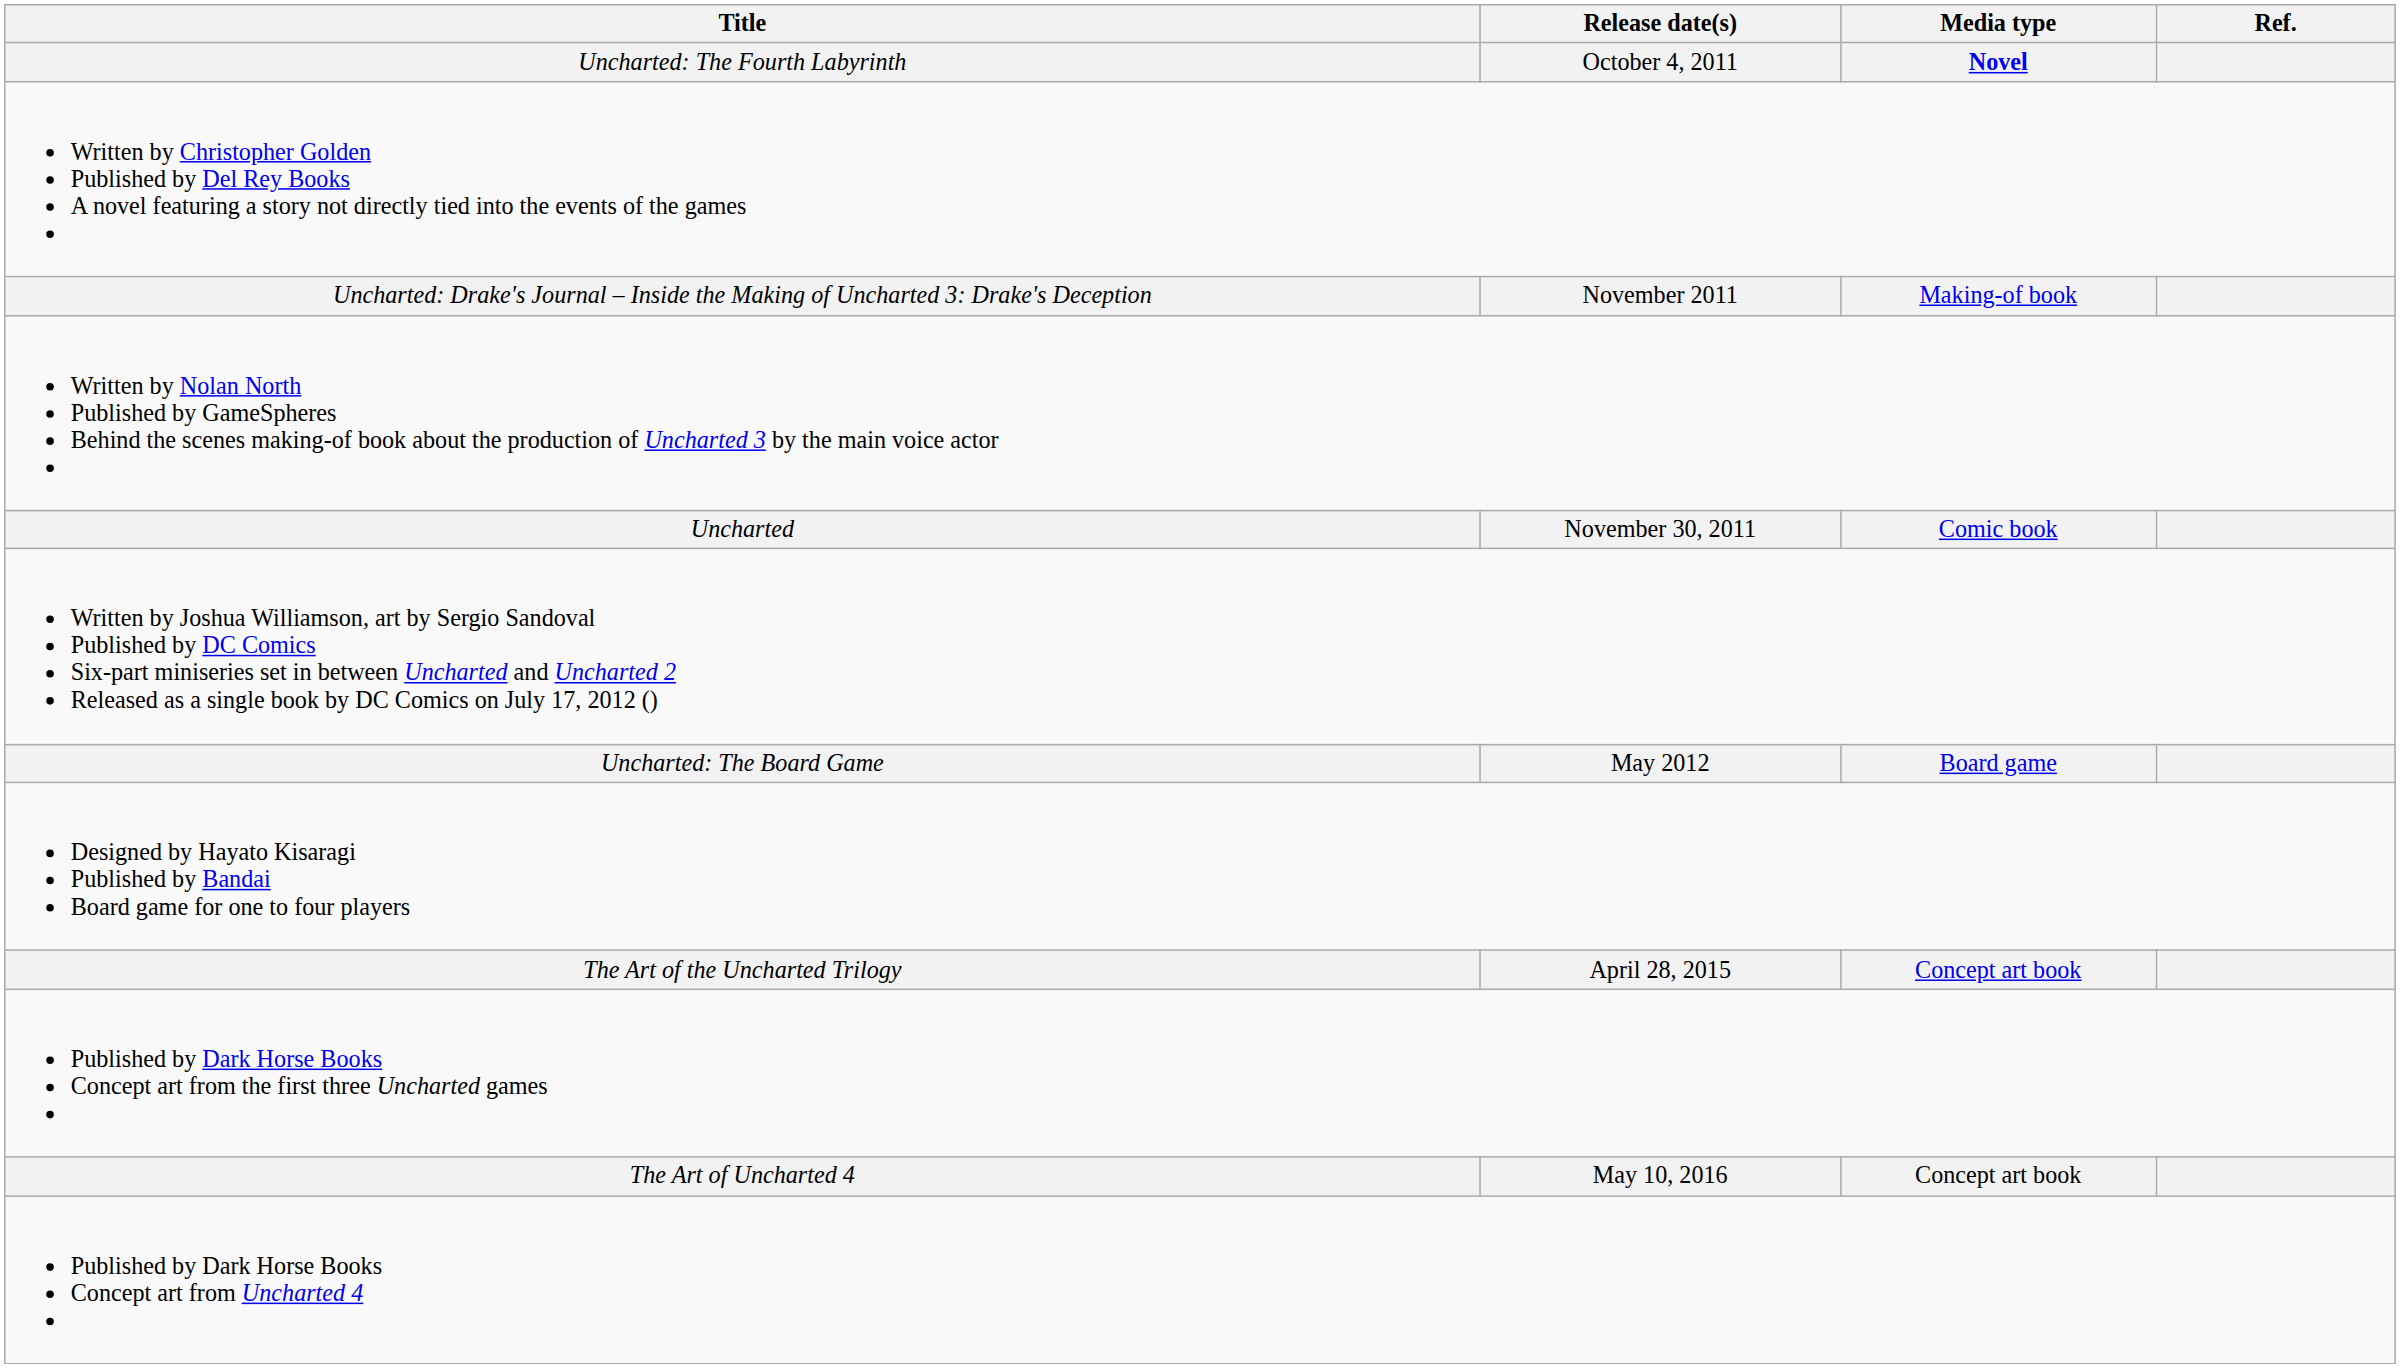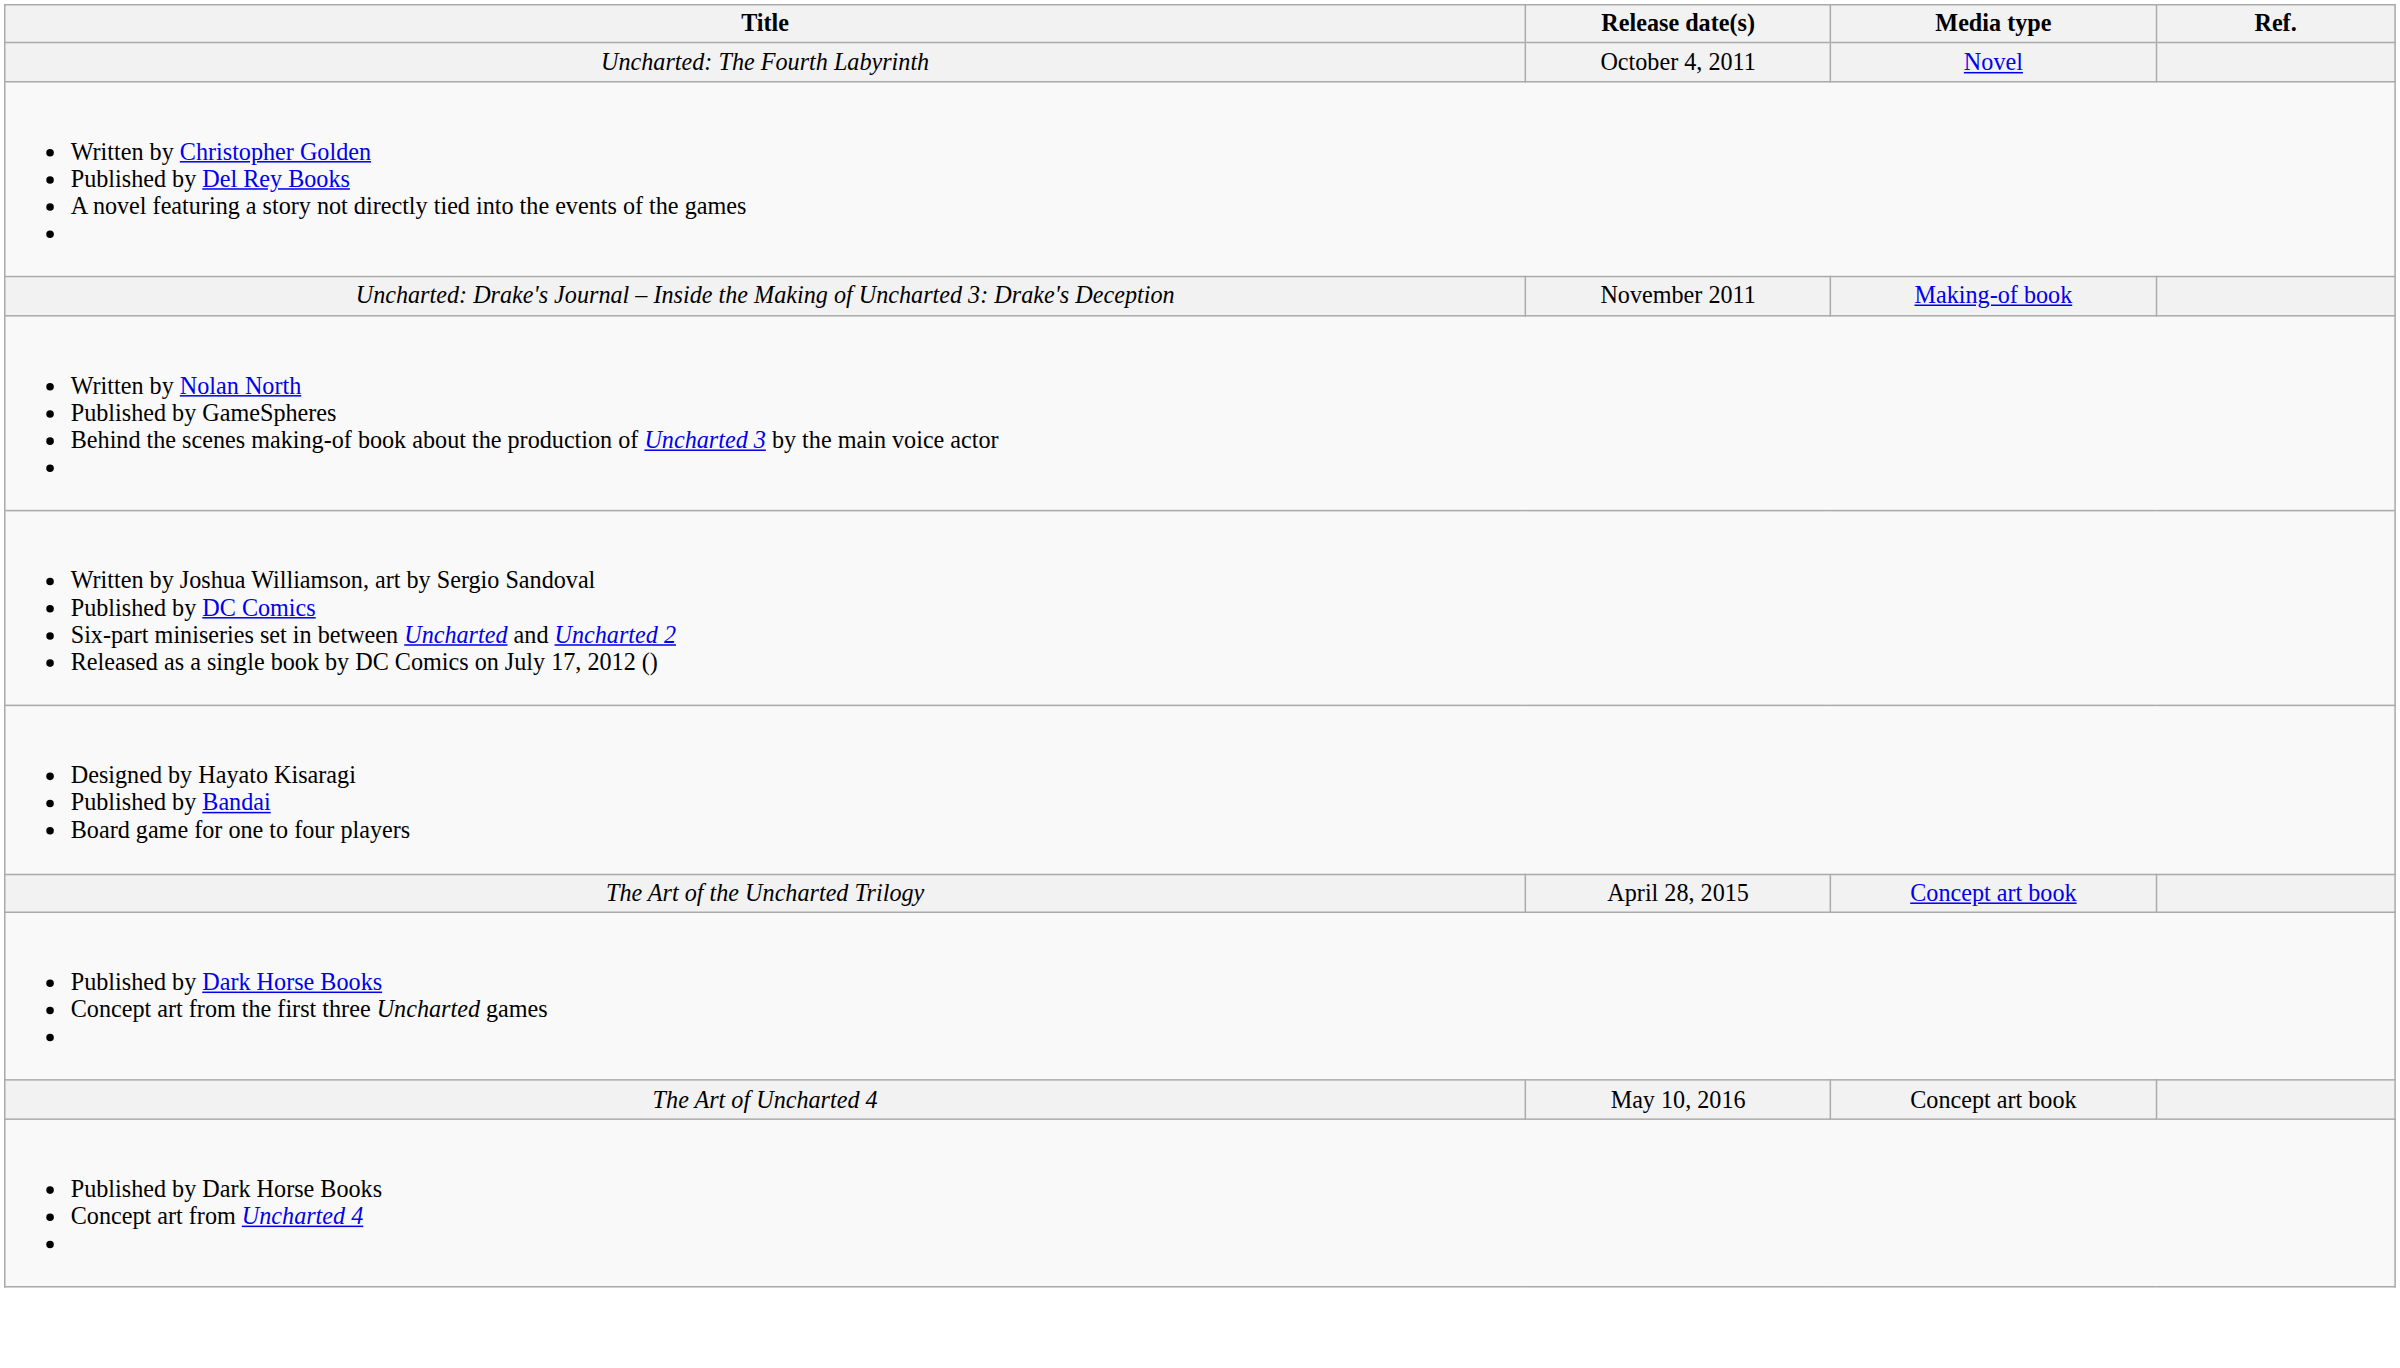(1998, 61) bold -> (1993, 61) normal
- row: (742, 529)
- row: (742, 762)
